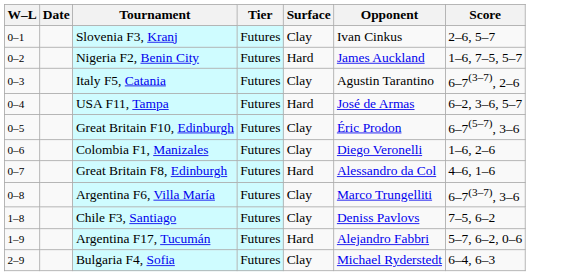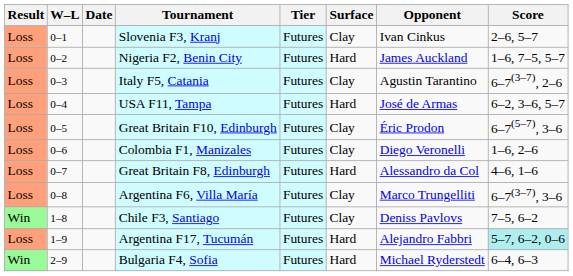+ column: (26, 15)
(485, 239) no background -> (528, 239) paleturquoise background
(299, 260) Clay -> (343, 260) Hard
